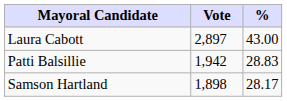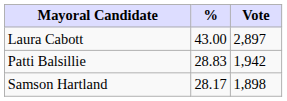columns swapped: (217, 15) <-> (262, 15)
